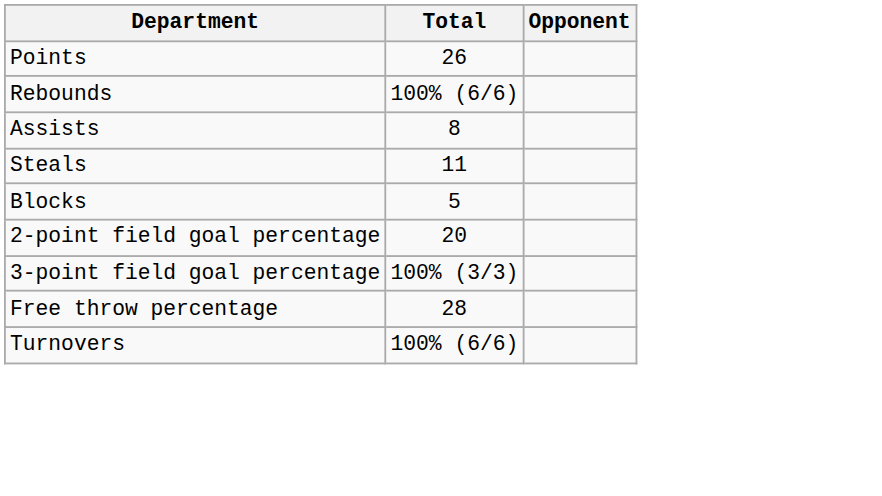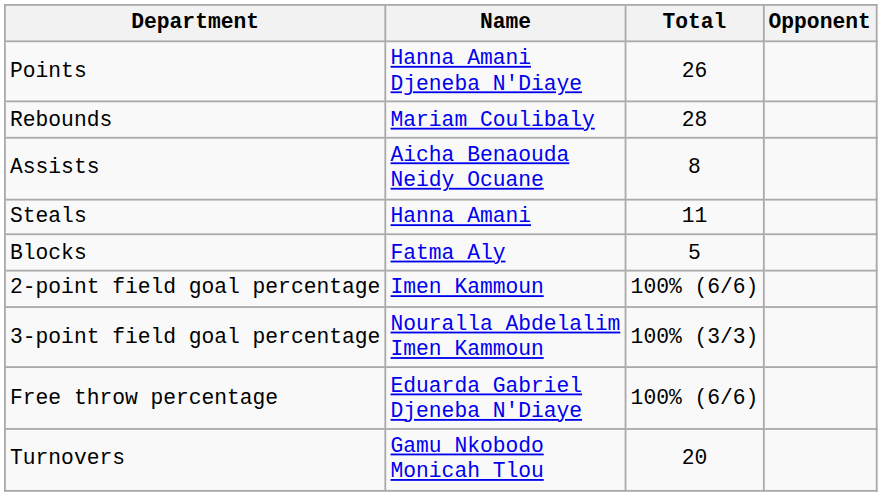+ column: (505, 22)
(454, 94) 100% (6/6) -> (694, 120) 28
(454, 237) 20 -> (694, 288) 100% (6/6)
(454, 309) 28 -> (694, 398) 100% (6/6)
(454, 344) 100% (6/6) -> (694, 459) 20
